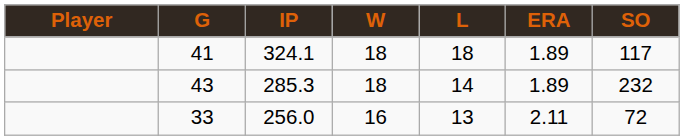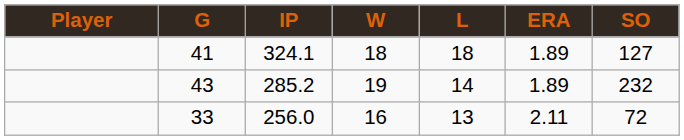(636, 53) 117 -> (636, 53) 127
(289, 85) 285.3 -> (289, 85) 285.2
(376, 85) 18 -> (376, 85) 19
